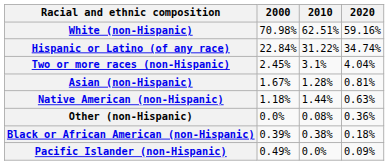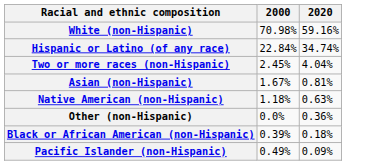- column: (320, 13)
